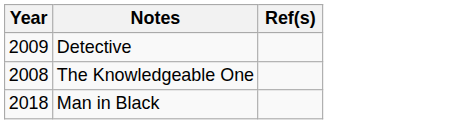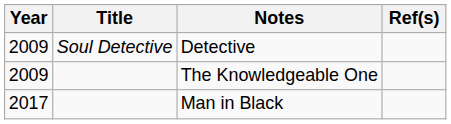+ column: (115, 18)
(29, 75) 2008 -> (29, 75) 2009
(29, 103) 2018 -> (29, 103) 2017
